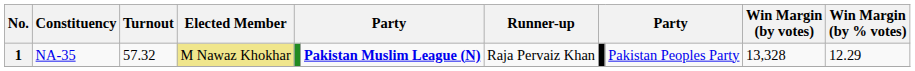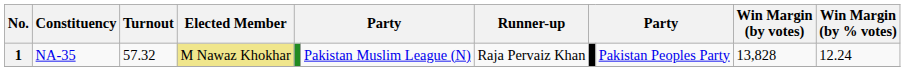(392, 54) bold -> (387, 54) normal
(766, 54) 13,328 -> (756, 54) 13,828
(845, 54) 12.29 -> (835, 54) 12.24
